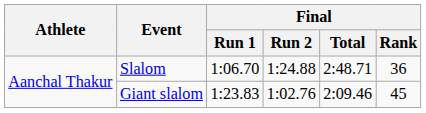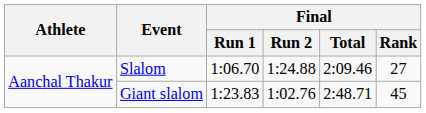(348, 68) 2:48.71 -> (348, 68) 2:09.46
(398, 68) 36 -> (398, 68) 27
(348, 94) 2:09.46 -> (348, 94) 2:48.71
